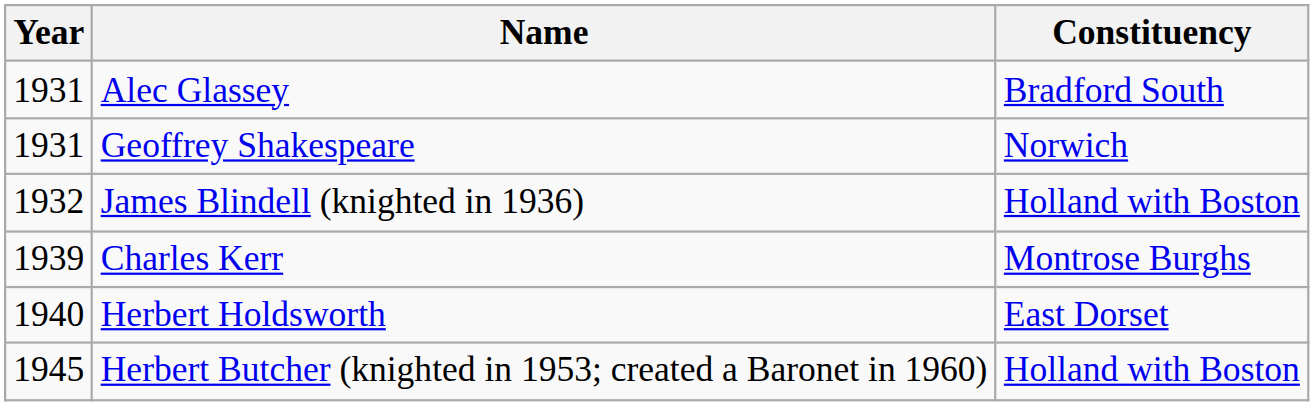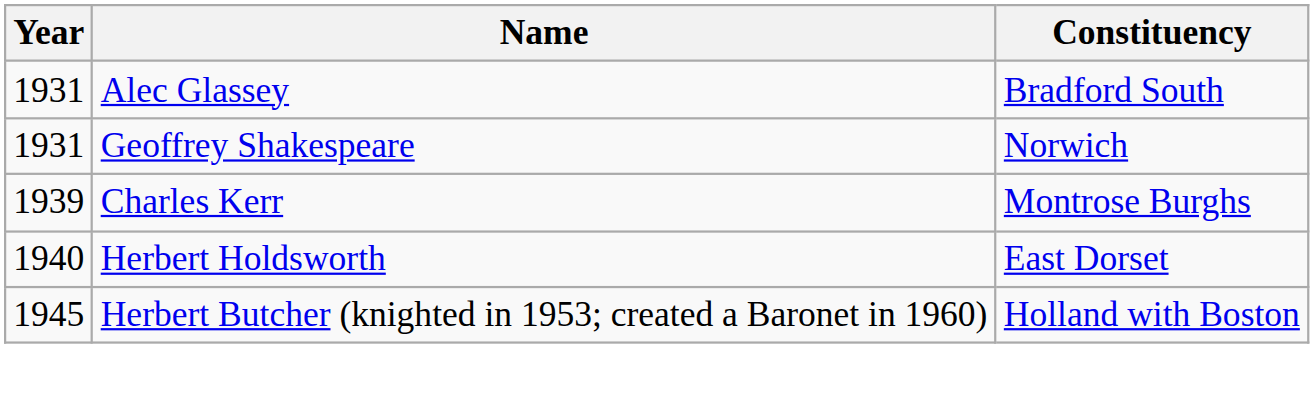- row: (342, 201)
